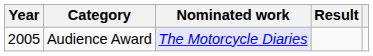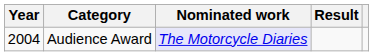(24, 39) 2005 -> (24, 39) 2004
